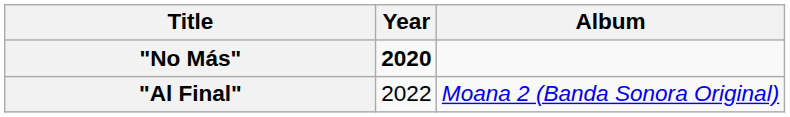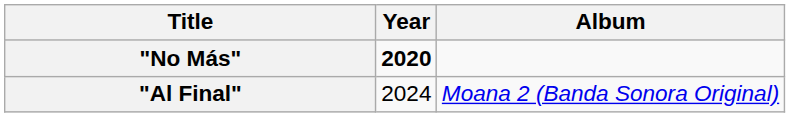(406, 93) 2022 -> (406, 93) 2024
